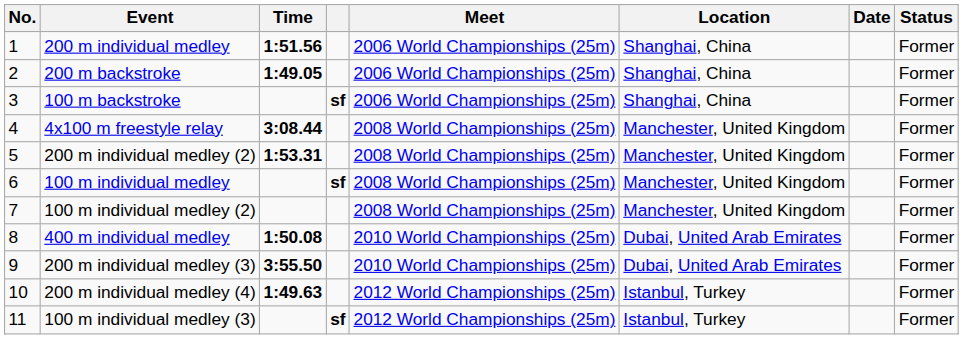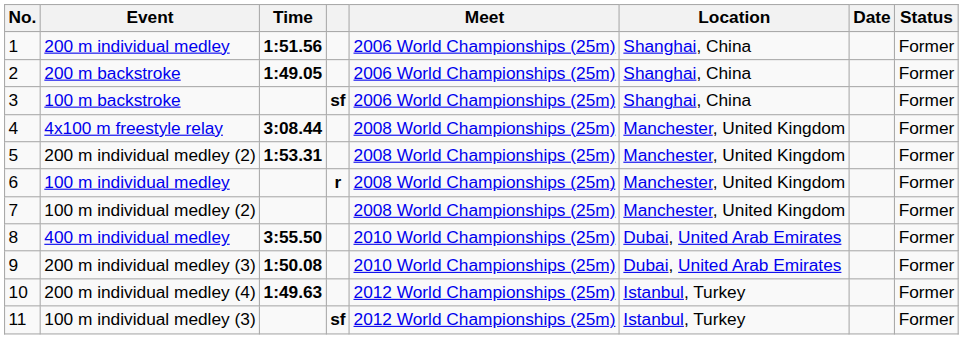(338, 182) sf -> (338, 182) r
(293, 237) 1:50.08 -> (293, 237) 3:55.50
(293, 264) 3:55.50 -> (293, 264) 1:50.08
